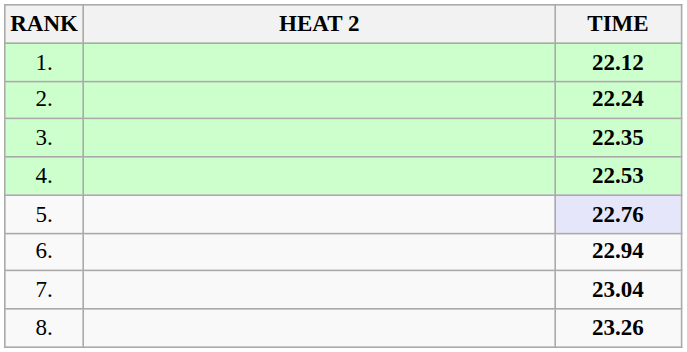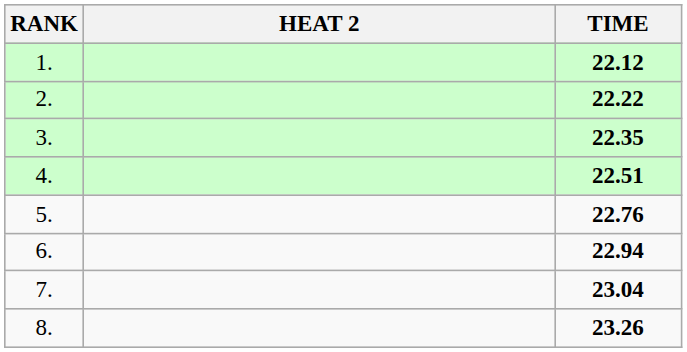(618, 99) 22.24 -> (618, 99) 22.22
(618, 175) 22.53 -> (618, 175) 22.51
(618, 213) lavender background -> (618, 213) no background
